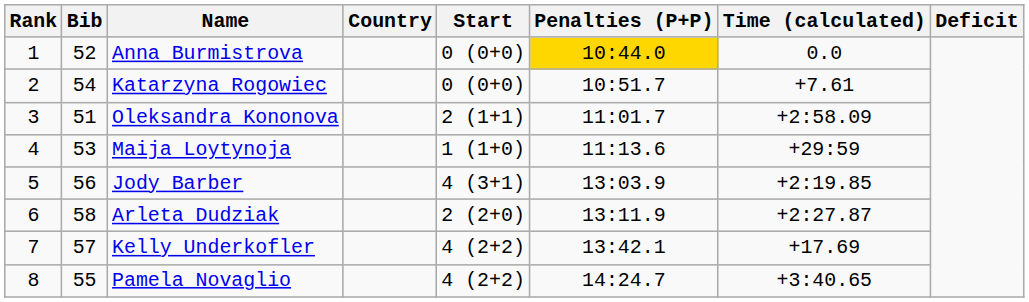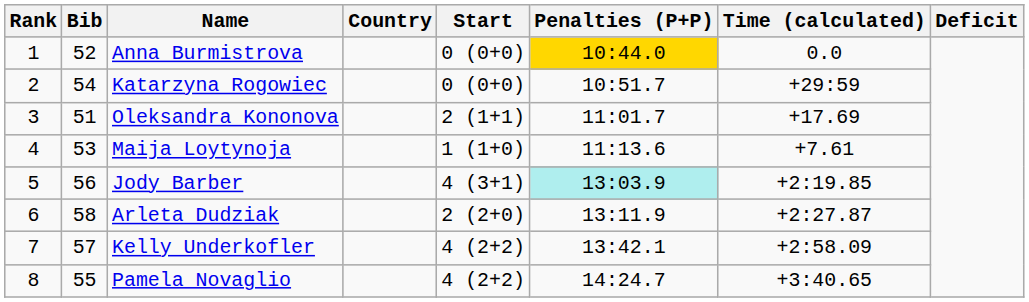(824, 86) +7.61 -> (824, 86) +29:59
(824, 118) +2:58.09 -> (824, 118) +17.69
(824, 151) +29:59 -> (824, 151) +7.61
(624, 183) no background -> (624, 183) paleturquoise background
(824, 248) +17.69 -> (824, 248) +2:58.09
